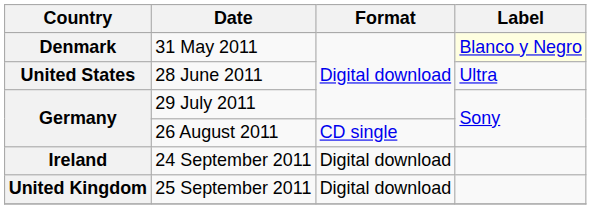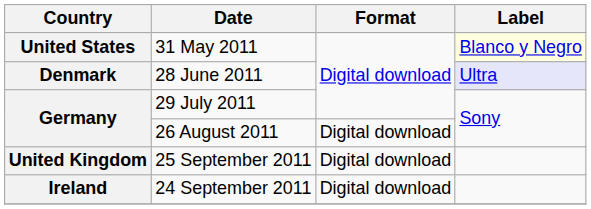(78, 47) Denmark -> (78, 47) United States
(78, 75) United States -> (78, 75) Denmark
(478, 75) no background -> (478, 75) lavender background
(359, 132) CD single -> (385, 132) Digital download
rows swapped: (233, 160) <-> (233, 189)
